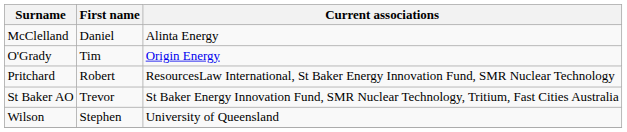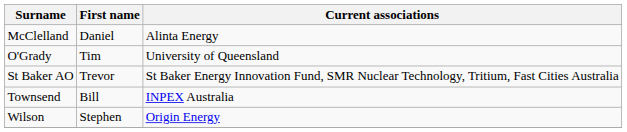(183, 55) Origin Energy -> (212, 55) University of Queensland
- row: (31, 76)
+ row: (34, 96)
(212, 117) University of Queensland -> (183, 117) Origin Energy
